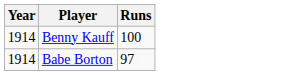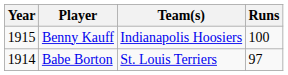+ column: (181, 15)
(22, 37) 1914 -> (22, 37) 1915
